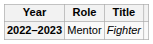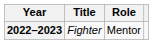columns swapped: (124, 13) <-> (84, 13)
